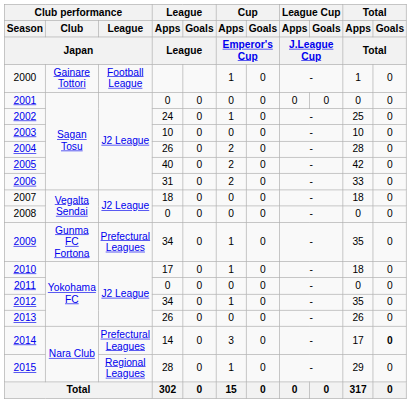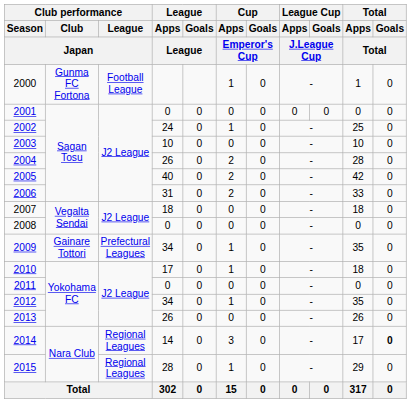(72, 78) Gainare Tottori -> (72, 84) Gunma FC Fortona
(72, 242) Gunma FC Fortona -> (72, 247) Gainare Tottori
(125, 340) Prefectural Leagues -> (125, 340) Regional Leagues
